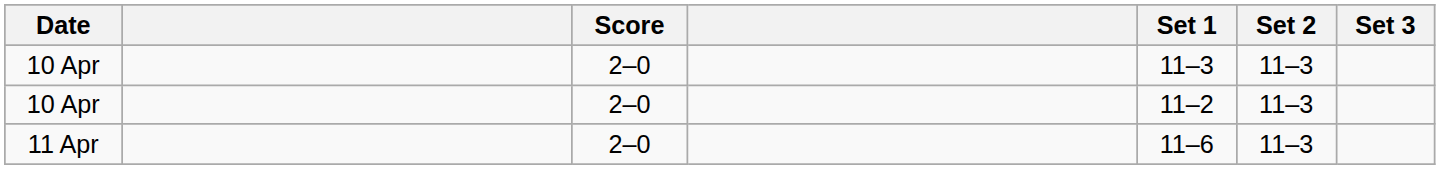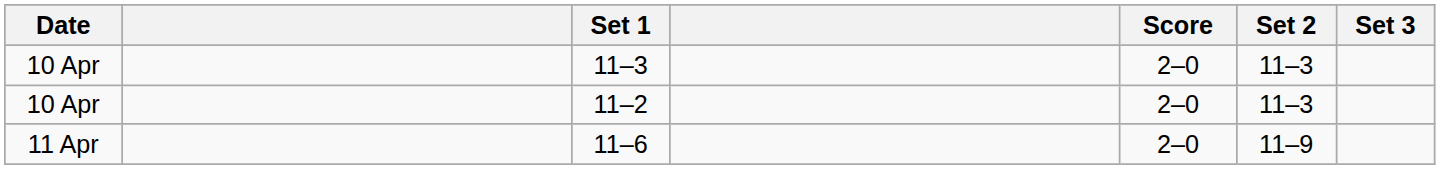columns swapped: (629, 25) <-> (1187, 25)
(1286, 145) 11–3 -> (1286, 145) 11–9
